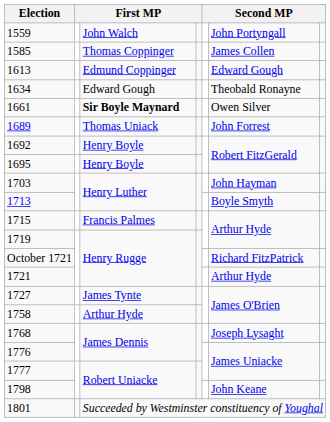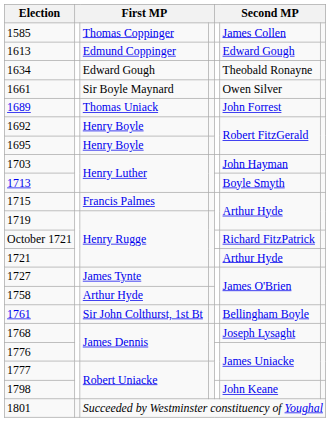- row: (19, 32)
(131, 107) bold -> (128, 88) normal
+ row: (19, 314)
